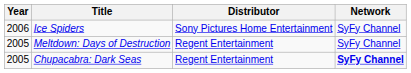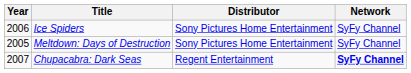(224, 44) Regent Entertainment -> (254, 44) Sony Pictures Home Entertainment
(18, 60) 2005 -> (18, 60) 2007
